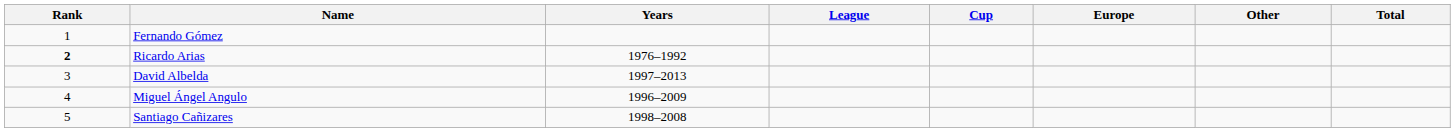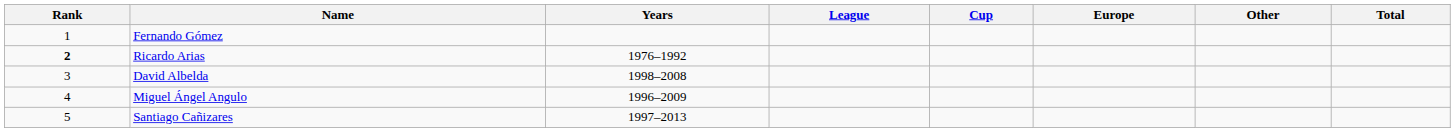(657, 76) 1997–2013 -> (657, 76) 1998–2008
(657, 117) 1998–2008 -> (657, 117) 1997–2013
